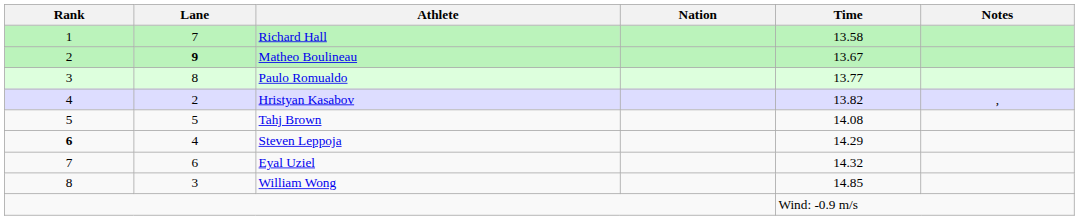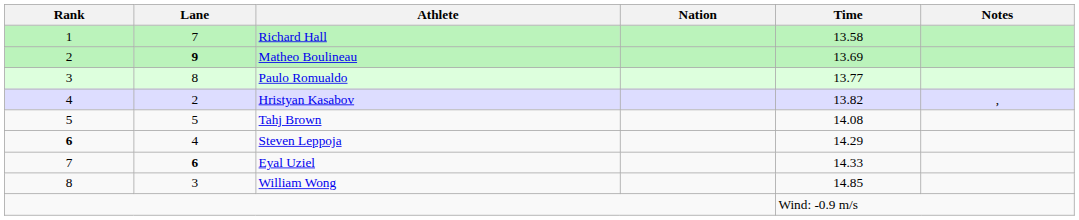(848, 57) 13.67 -> (848, 57) 13.69
(195, 162) normal -> (195, 162) bold
(848, 162) 14.32 -> (848, 162) 14.33
